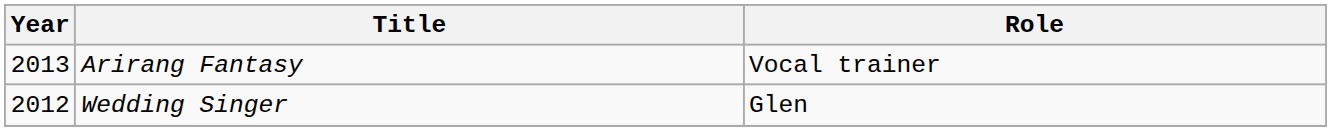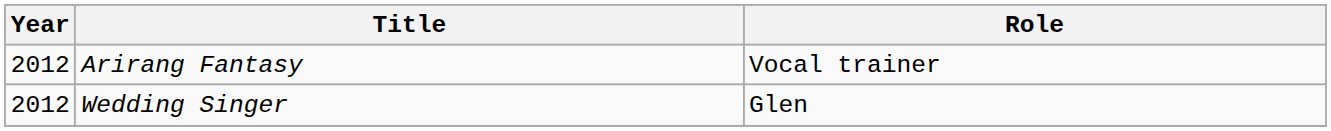(40, 65) 2013 -> (40, 65) 2012
